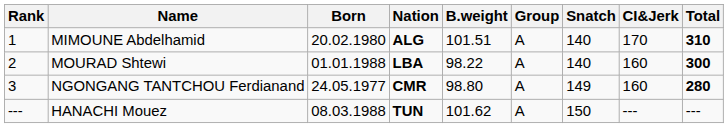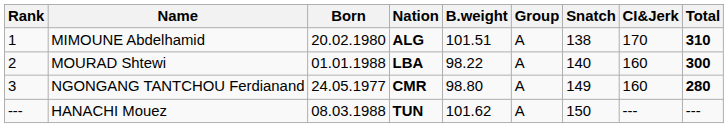(579, 39) 140 -> (579, 39) 138
